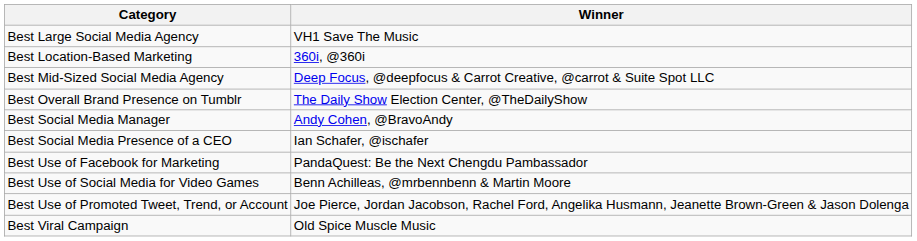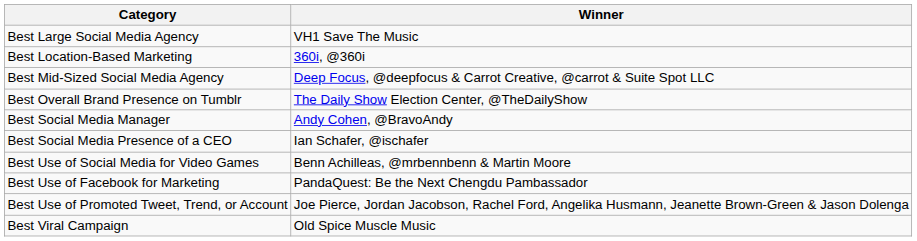rows swapped: (133, 183) <-> (113, 162)
